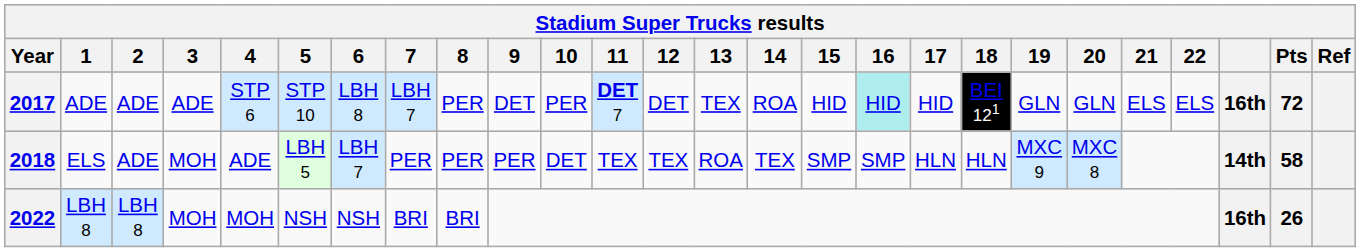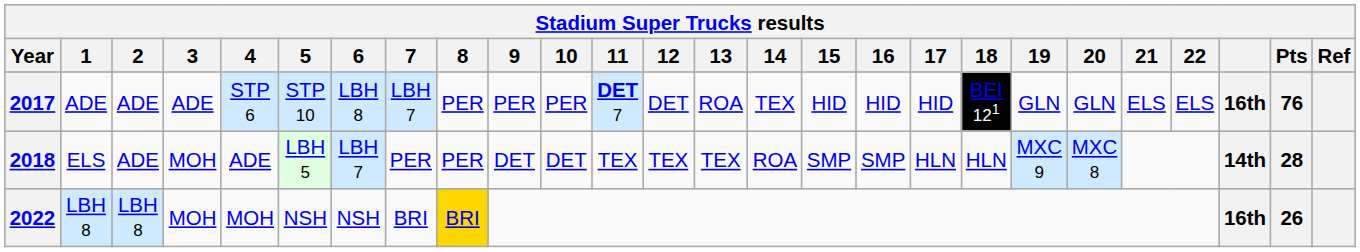(514, 101) DET -> (514, 101) PER
(721, 101) TEX -> (721, 101) ROA
(775, 101) ROA -> (775, 101) TEX
(883, 101) paleturquoise background -> (883, 101) no background
(1292, 101) 72 -> (1292, 101) 76
(514, 160) PER -> (514, 160) DET
(721, 160) ROA -> (721, 160) TEX
(775, 160) TEX -> (775, 160) ROA
(1292, 160) 58 -> (1292, 160) 28
(463, 217) no background -> (463, 217) gold background
